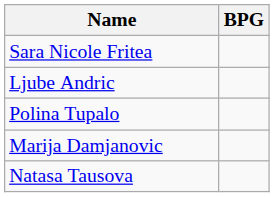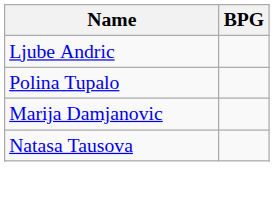- row: (81, 51)
